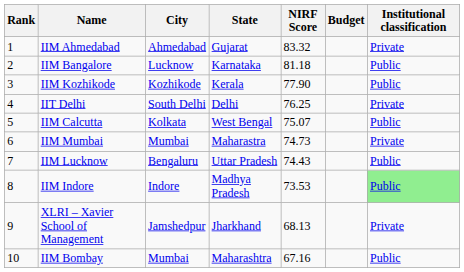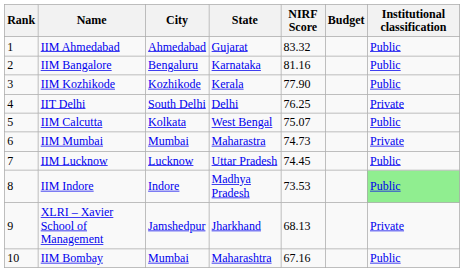(387, 46) Private -> (385, 46) Public
(171, 65) Lucknow -> (173, 65) Bengaluru
(297, 65) 81.18 -> (297, 65) 81.16
(173, 160) Bengaluru -> (171, 160) Lucknow
(297, 160) 74.43 -> (297, 160) 74.45
